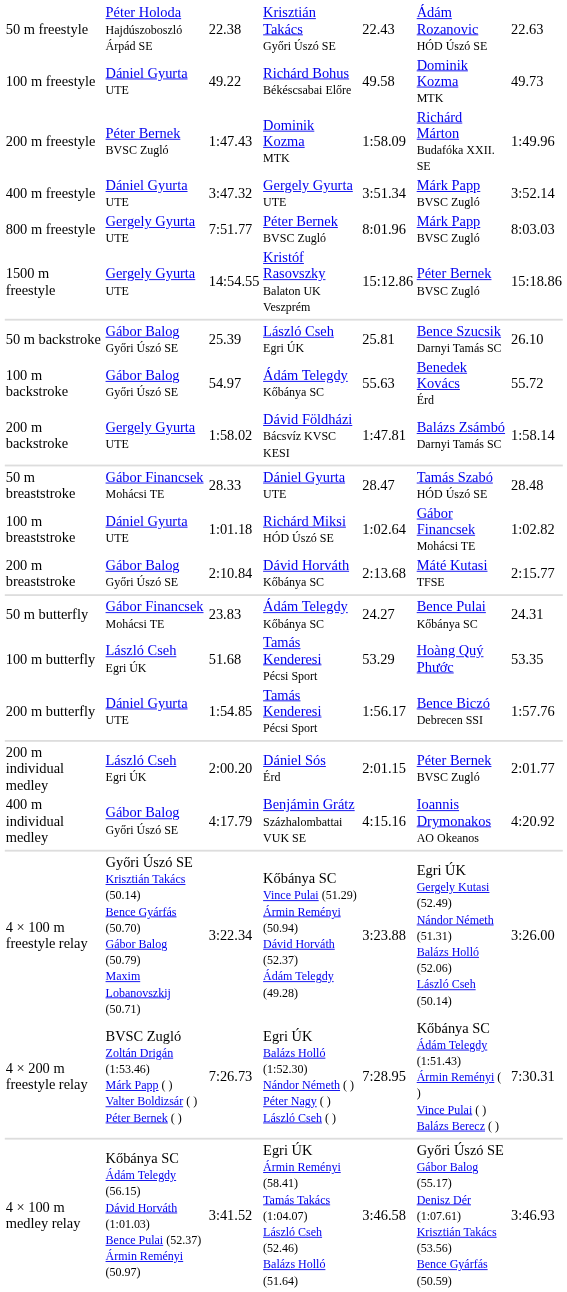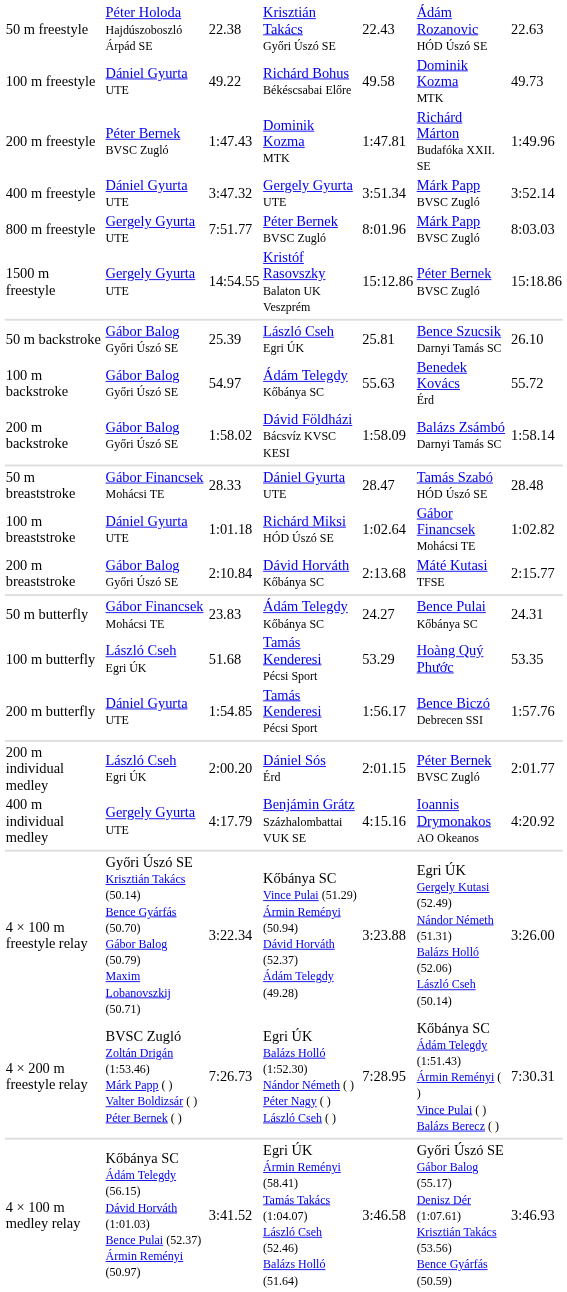(384, 141) 1:58.09 -> (384, 141) 1:47.81
(150, 435) Gergely Gyurta UTE -> (143, 435) Gábor Balog Győri Úszó SE
(384, 435) 1:47.81 -> (384, 435) 1:58.09
(143, 821) Gábor Balog Győri Úszó SE -> (150, 821) Gergely Gyurta UTE
